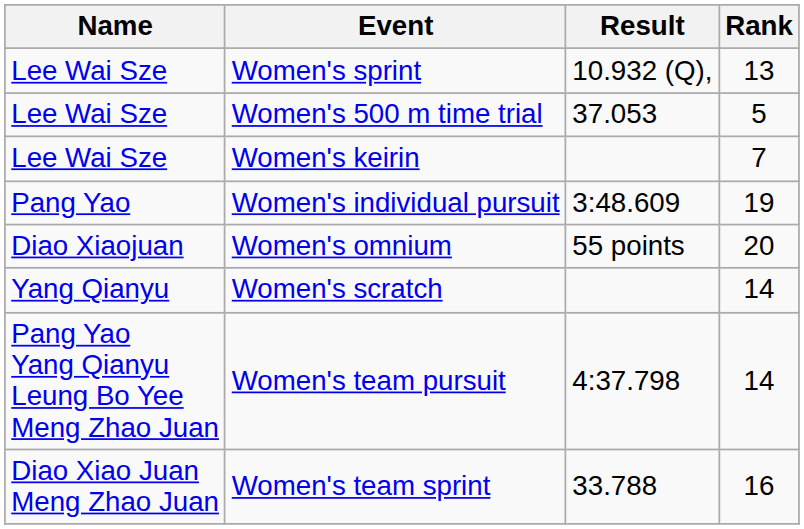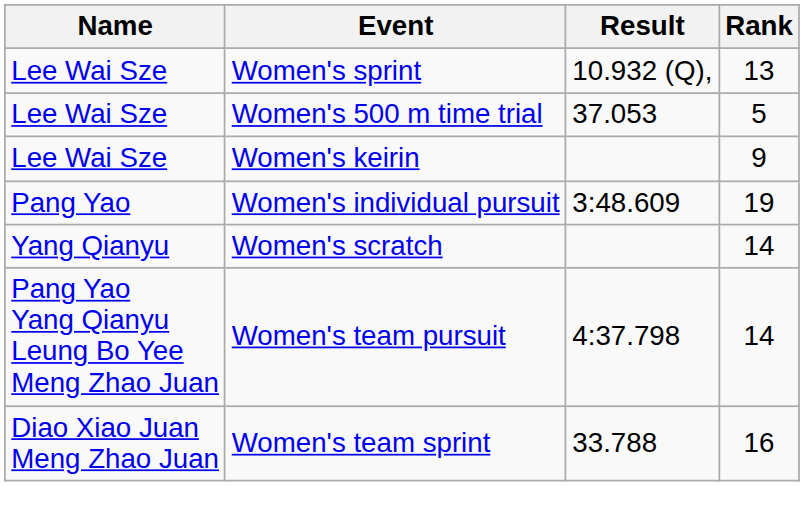(759, 158) 7 -> (759, 158) 9
- row: (342, 245)
